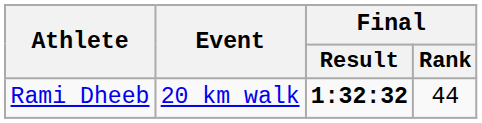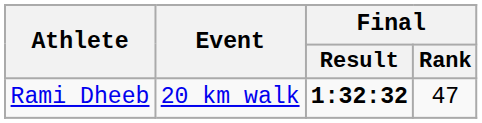(445, 98) 44 -> (445, 98) 47
